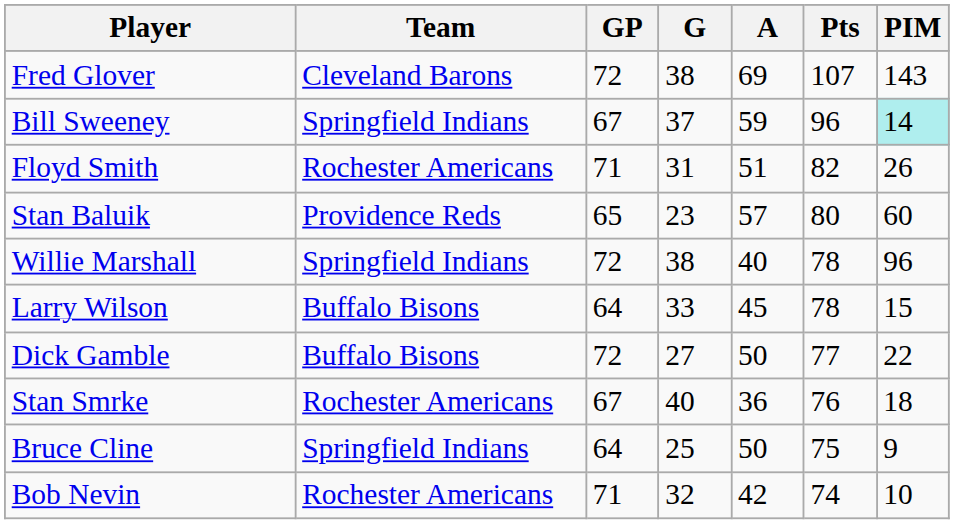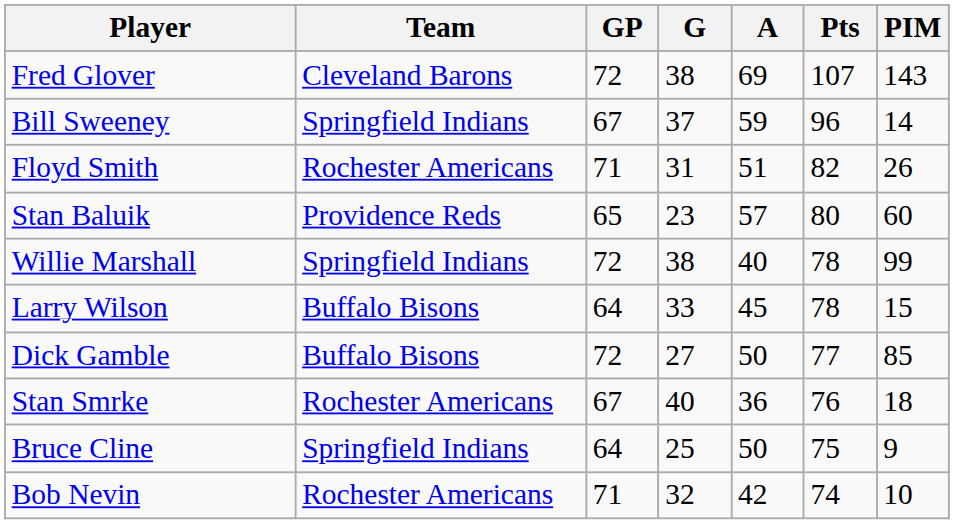(898, 121) paleturquoise background -> (898, 121) no background
(898, 261) 96 -> (898, 261) 99
(898, 354) 22 -> (898, 354) 85
